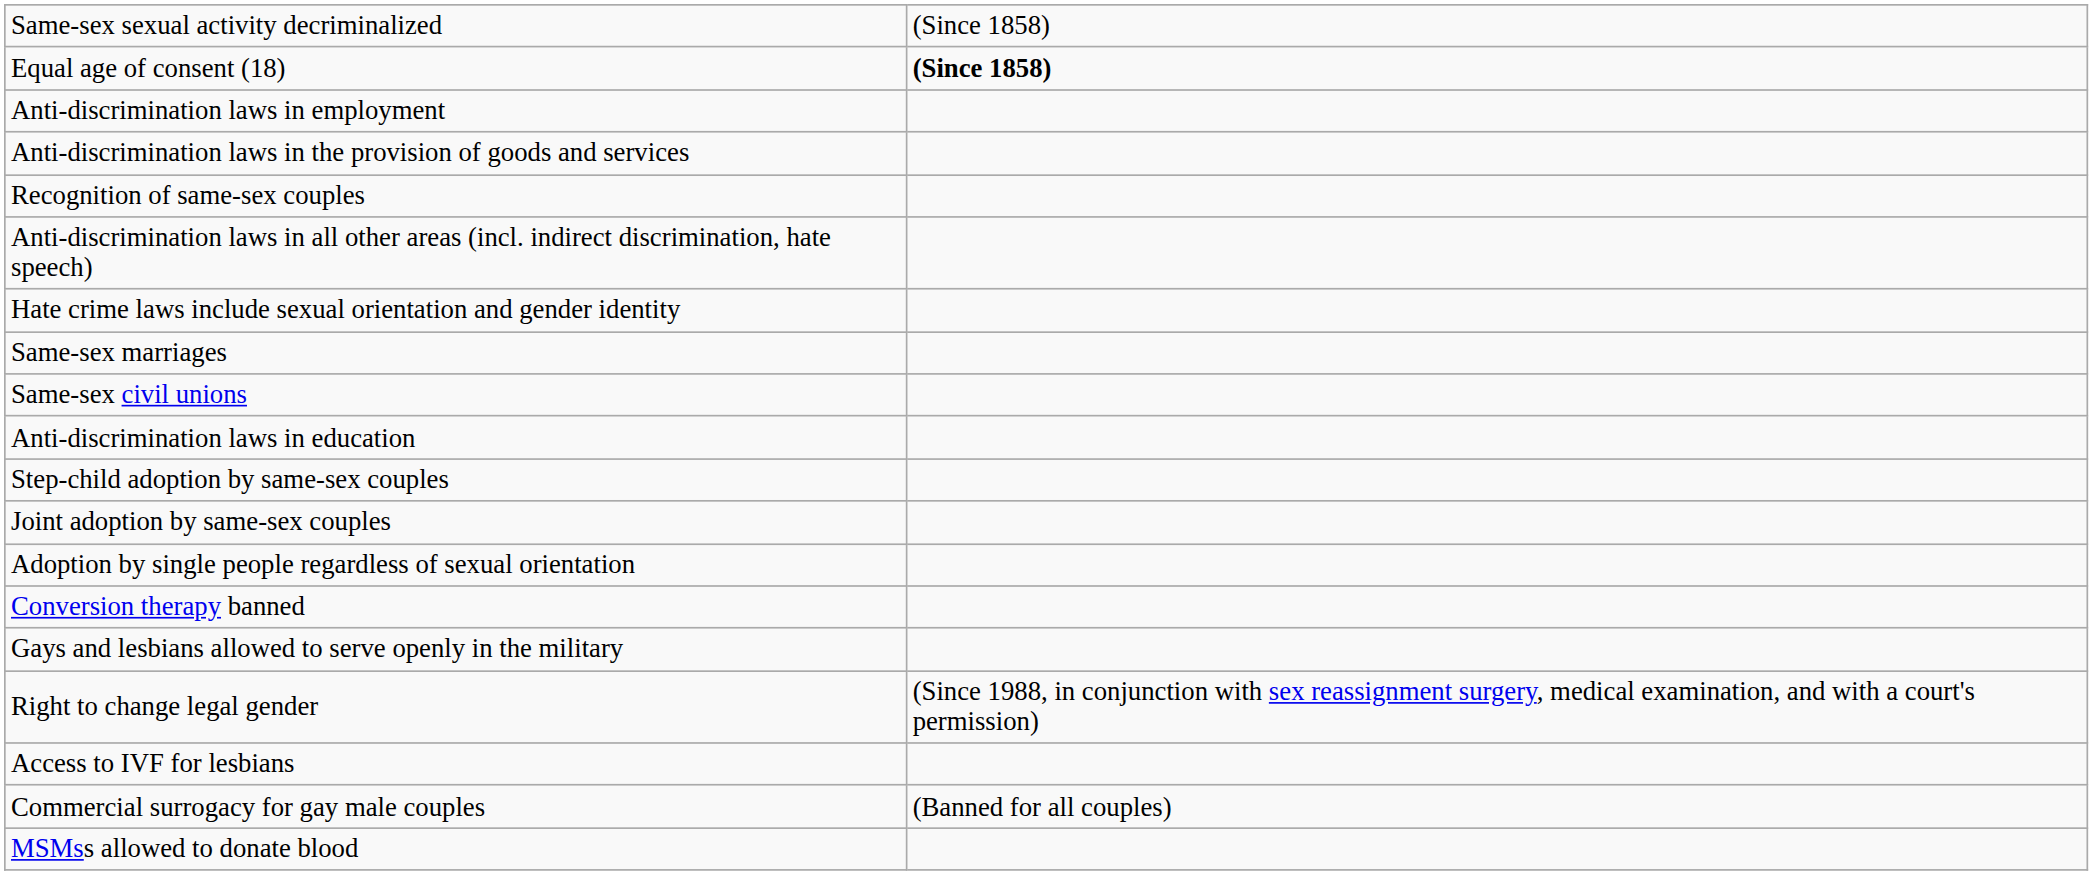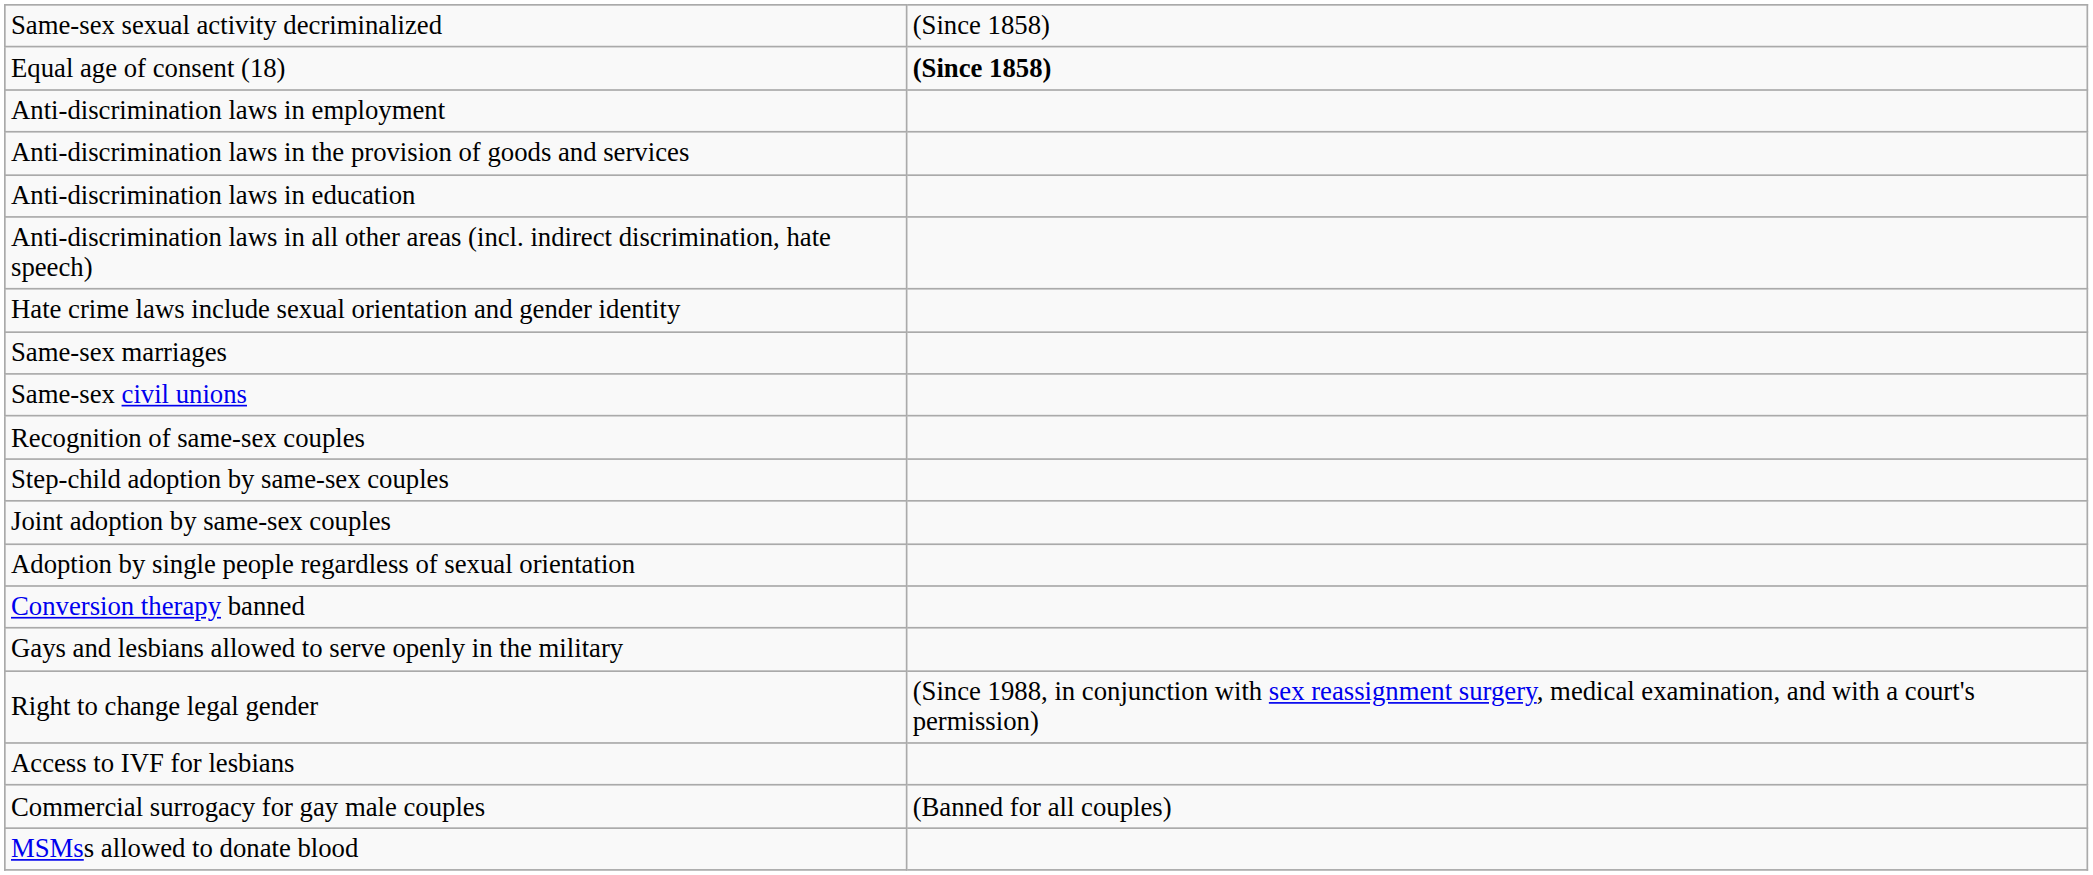rows swapped: (213, 437) <-> (188, 195)
